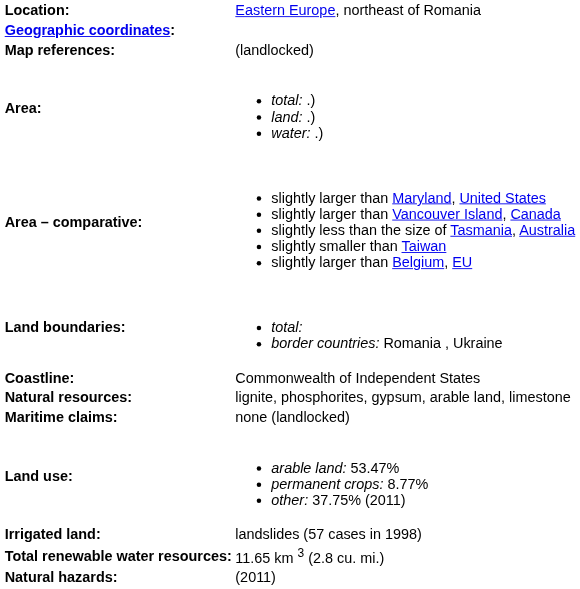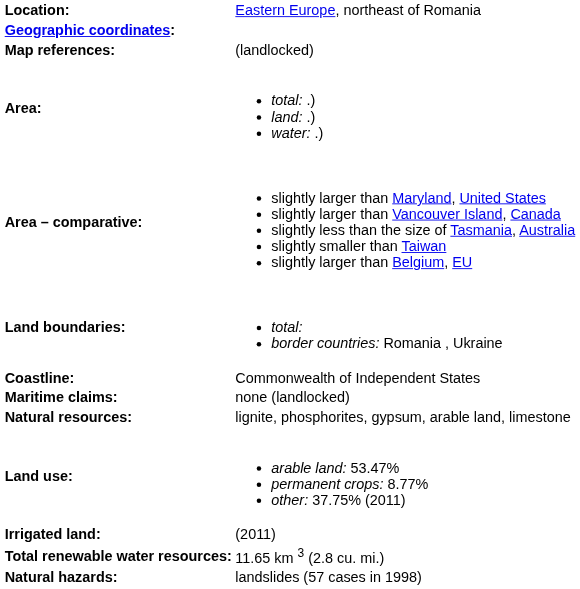rows swapped: (61, 417) <-> (68, 397)
(329, 534) landslides (57 cases in 1998) -> (256, 534) (2011)
(256, 578) (2011) -> (329, 578) landslides (57 cases in 1998)
